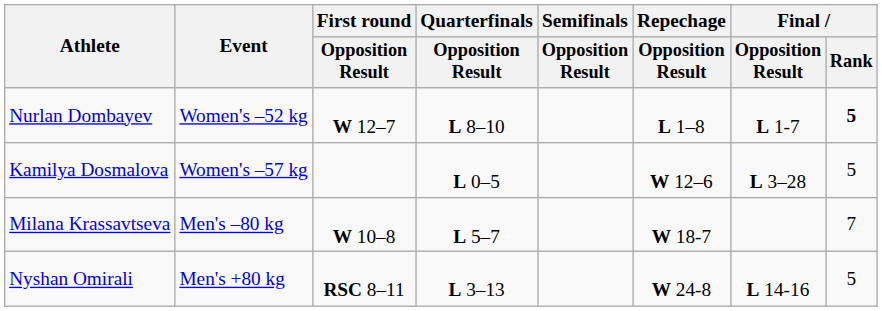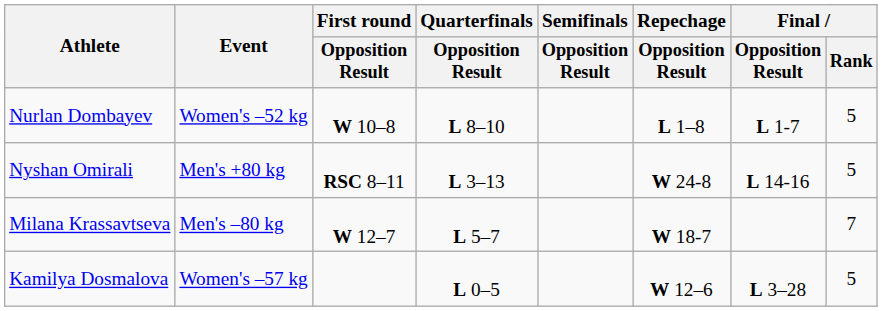(364, 126) W 12–7 -> (364, 126) W 10–8
(851, 115) bold -> (851, 115) normal
rows swapped: (71, 279) <-> (89, 170)
(364, 236) W 10–8 -> (364, 236) W 12–7
